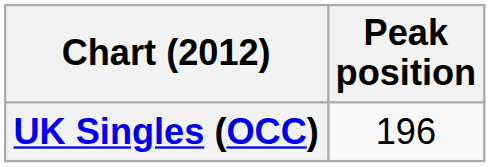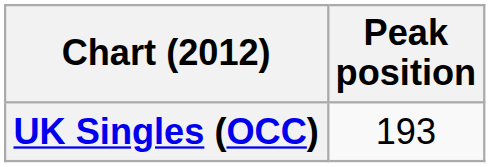(406, 131) 196 -> (406, 131) 193
